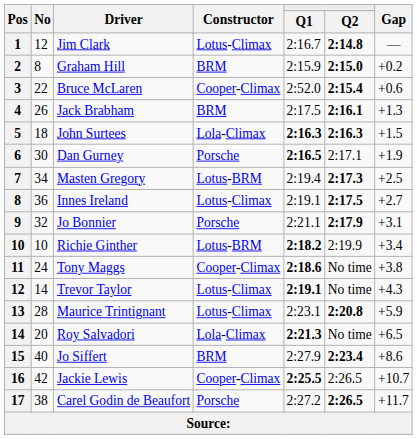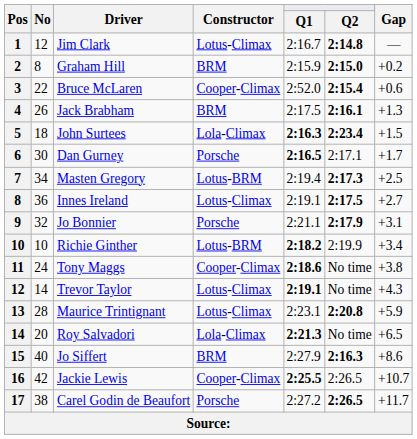(345, 133) 2:16.3 -> (345, 133) 2:23.4
(390, 155) +1.9 -> (390, 155) +1.7
(345, 356) 2:23.4 -> (345, 356) 2:16.3
